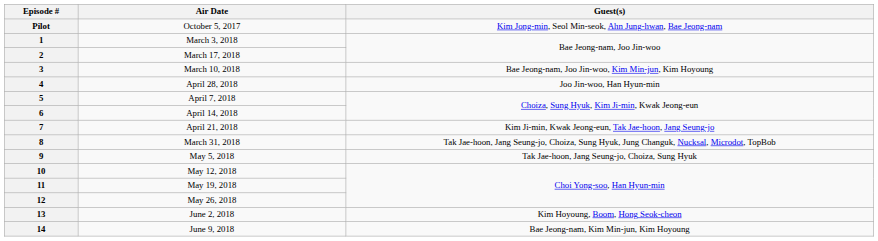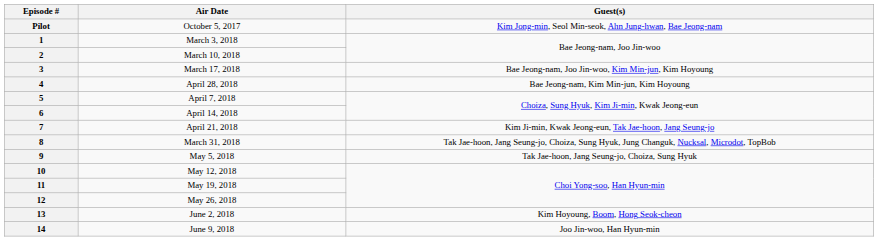(212, 55) March 17, 2018 -> (212, 55) March 10, 2018
(212, 70) March 10, 2018 -> (212, 70) March 17, 2018
(610, 84) Joo Jin-woo, Han Hyun-min -> (610, 84) Bae Jeong-nam, Kim Min-jun, Kim Hoyoung
(610, 229) Bae Jeong-nam, Kim Min-jun, Kim Hoyoung -> (610, 229) Joo Jin-woo, Han Hyun-min
